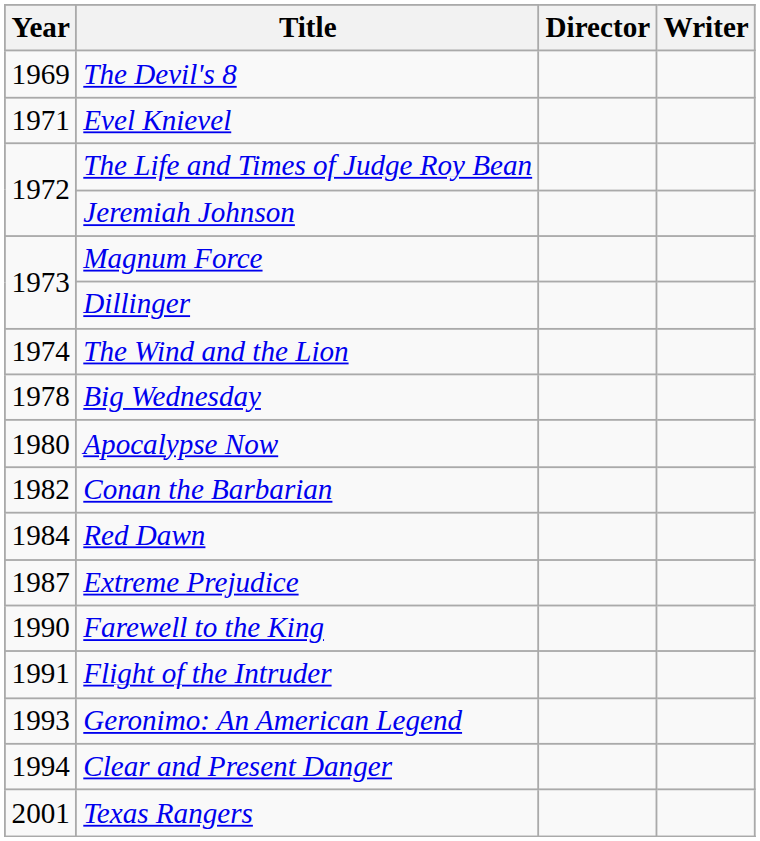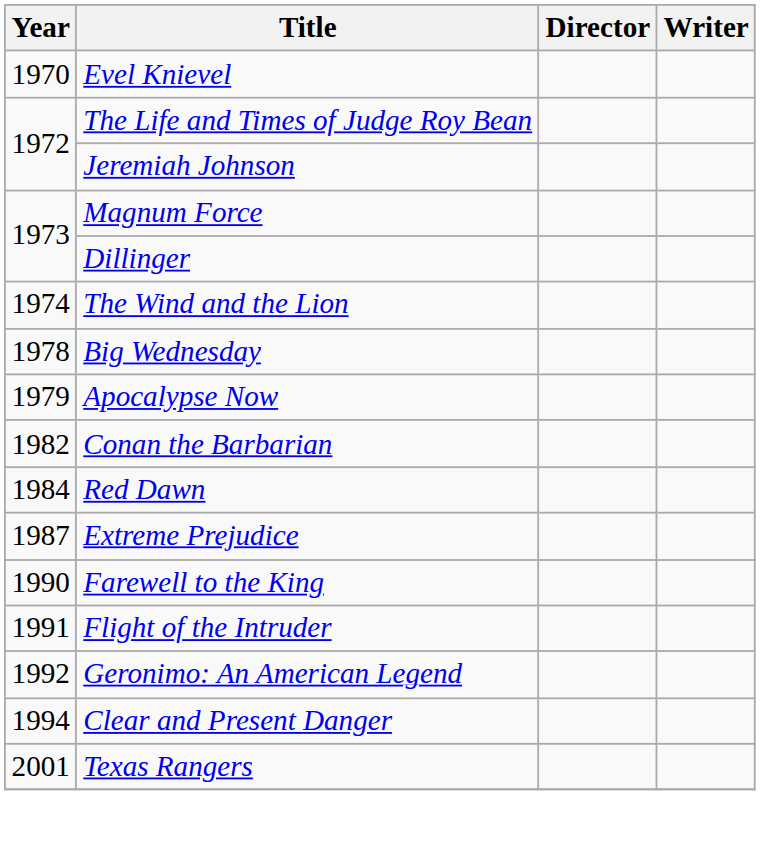- row: (160, 73)
(41, 119) 1971 -> (41, 73) 1970
(41, 443) 1980 -> (41, 397) 1979
(41, 720) 1993 -> (41, 674) 1992
